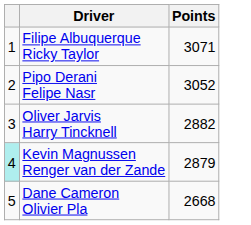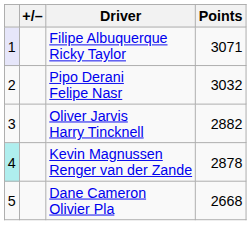+ column: (33, 16)
(12, 47) no background -> (12, 47) lavender background
(200, 85) 3052 -> (227, 85) 3032
(200, 162) 2879 -> (227, 162) 2878
